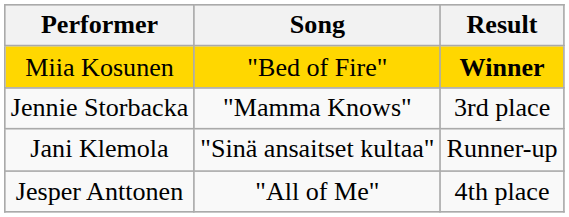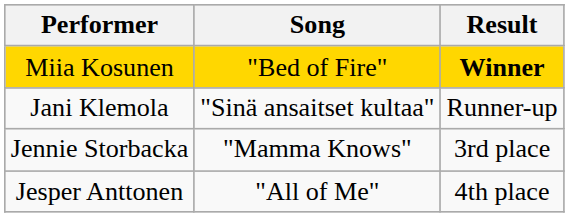rows swapped: (100, 149) <-> (100, 107)
